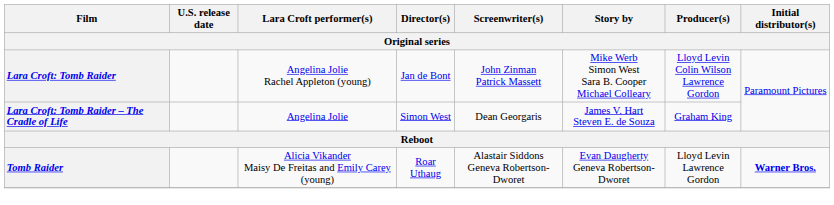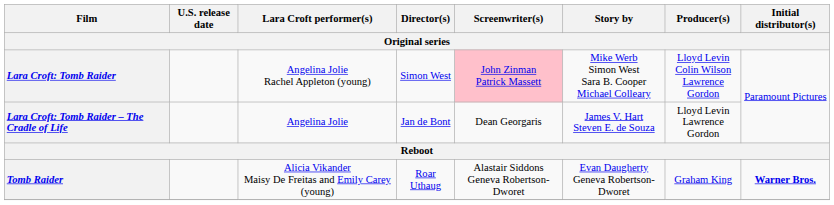(426, 76) Jan de Bont -> (426, 76) Simon West
(509, 76) no background -> (509, 76) pink background
(426, 116) Simon West -> (426, 122) Jan de Bont
(703, 116) Graham King -> (703, 122) Lloyd Levin Lawrence Gordon
(703, 167) Lloyd Levin Lawrence Gordon -> (703, 179) Graham King
